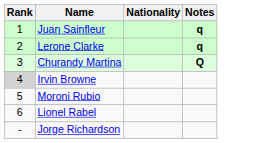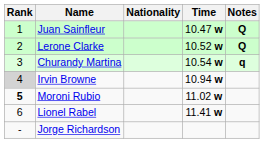+ column: (204, 12)
(200, 29) q -> (242, 29) Q
(200, 46) q -> (242, 46) Q
(200, 63) Q -> (242, 63) q
(20, 96) normal -> (20, 96) bold
